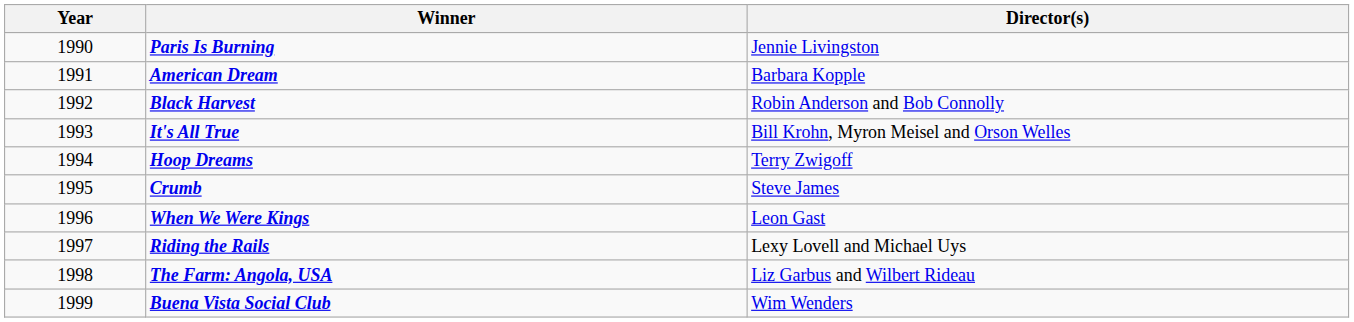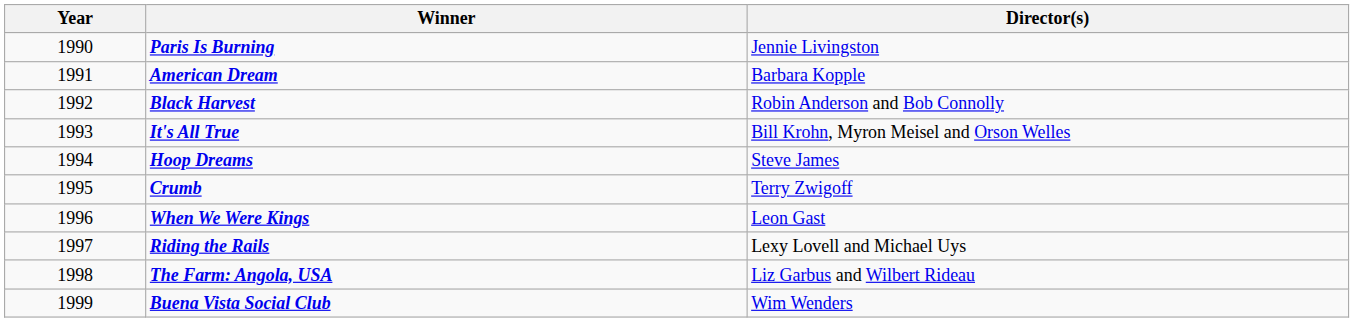(802, 160) Terry Zwigoff -> (795, 160) Steve James
(795, 189) Steve James -> (802, 189) Terry Zwigoff
